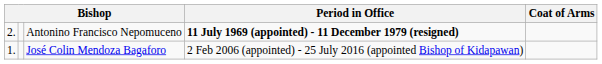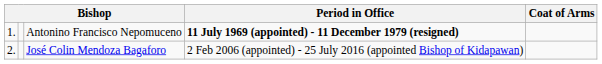(11, 31) 2. -> (11, 31) 1.
(11, 50) 1. -> (11, 50) 2.
